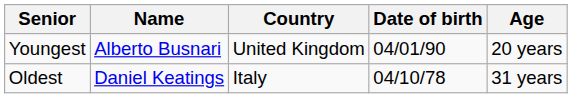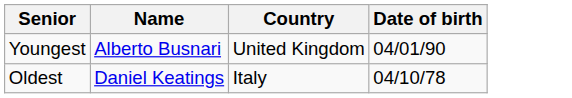- column: (527, 19)
